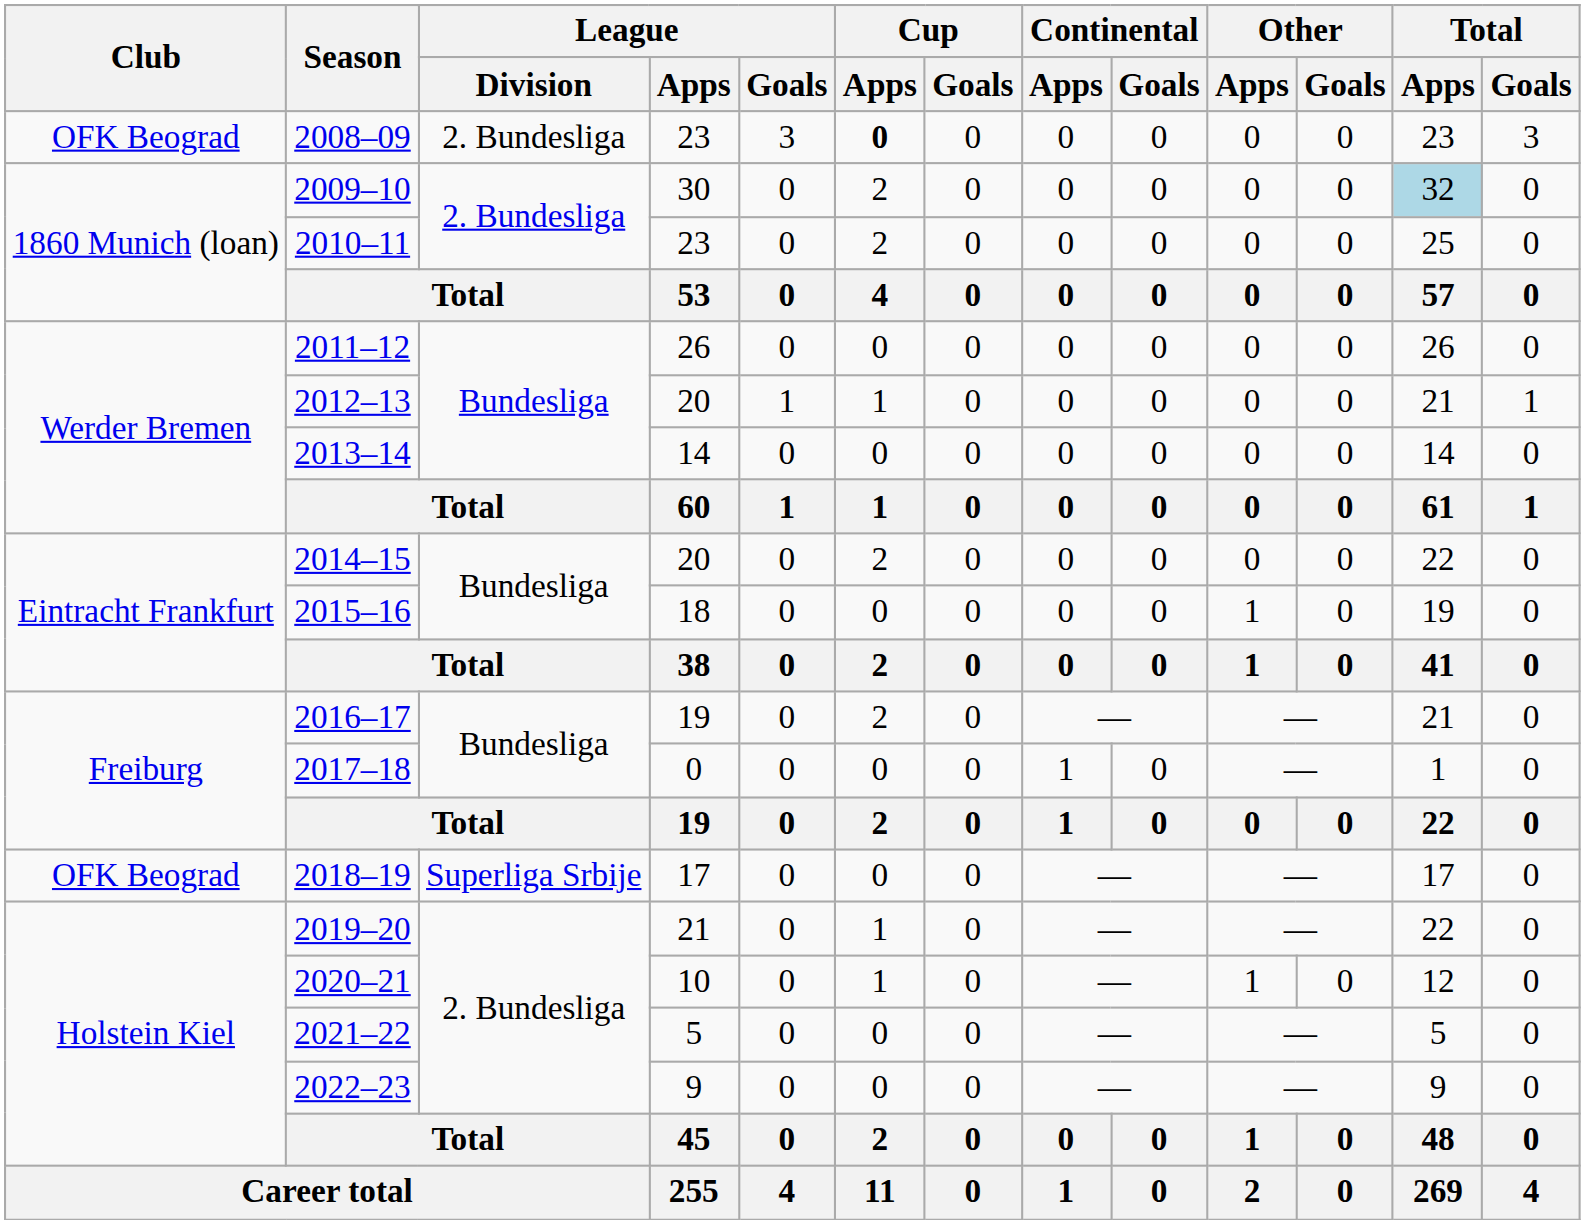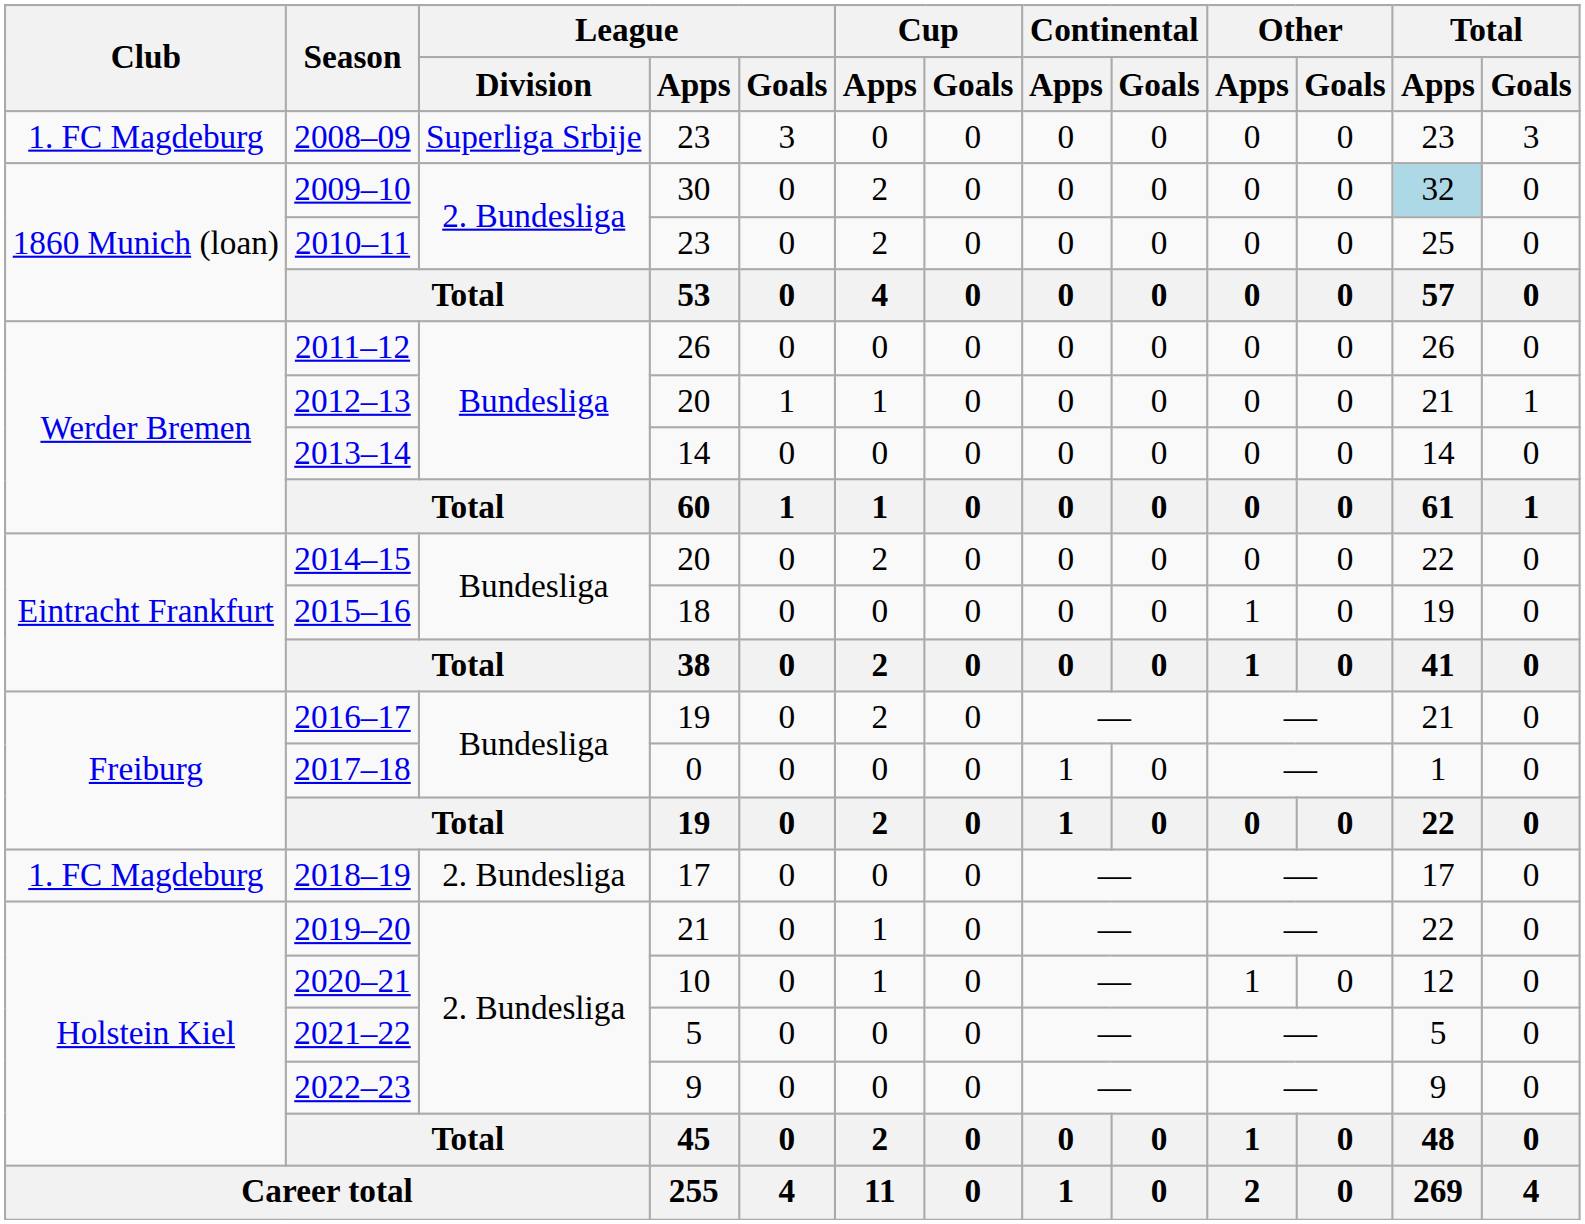(146, 136) OFK Beograd -> (146, 136) 1. FC Magdeburg
(534, 136) 2. Bundesliga -> (534, 136) Superliga Srbije
(880, 136) bold -> (880, 136) normal
(146, 875) OFK Beograd -> (146, 875) 1. FC Magdeburg
(534, 875) Superliga Srbije -> (534, 875) 2. Bundesliga
